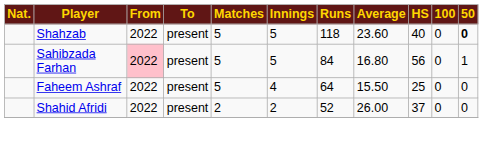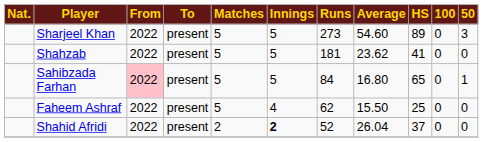+ row: (76, 34)
(330, 34) 118 -> (330, 53) 181
(372, 34) 23.60 -> (372, 53) 23.62
(418, 34) 40 -> (418, 53) 41
(465, 34) bold -> (465, 53) normal
(418, 61) 56 -> (418, 80) 65
(327, 87) 64 -> (327, 107) 62
(273, 107) normal -> (273, 127) bold
(372, 107) 26.00 -> (372, 127) 26.04
